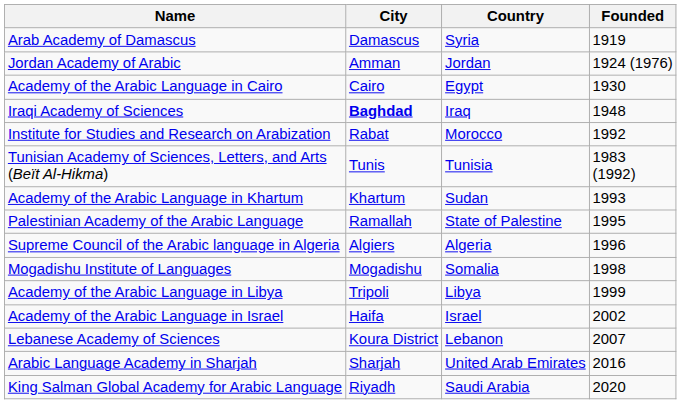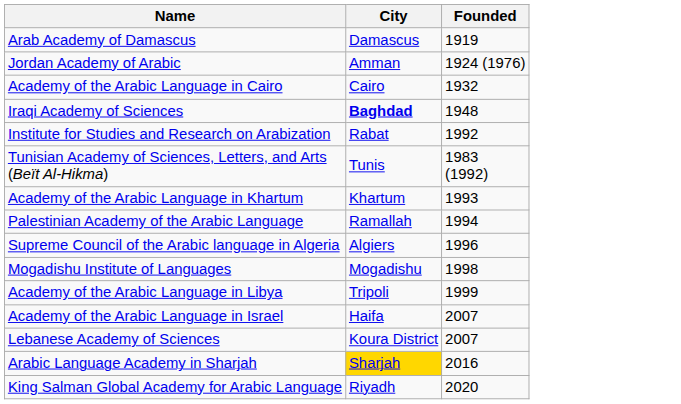- column: (515, 16)
(609, 87) 1930 -> (462, 87) 1932
(609, 221) 1995 -> (462, 221) 1994
(609, 316) 2002 -> (462, 316) 2007
(375, 363) no background -> (375, 363) gold background
